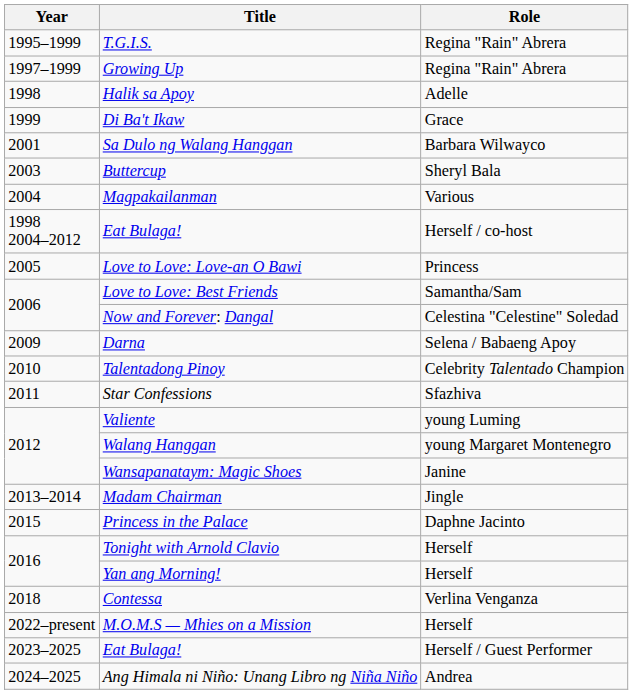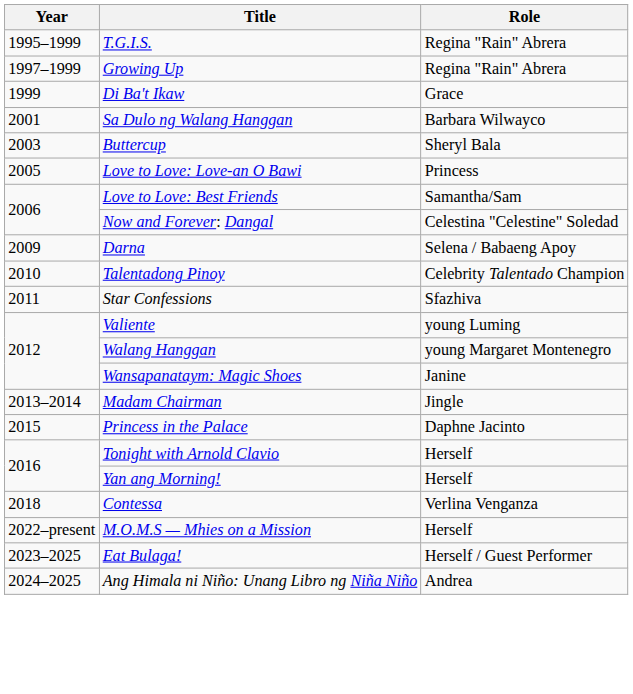- row: (148, 94)
- row: (160, 196)
- row: (142, 231)
